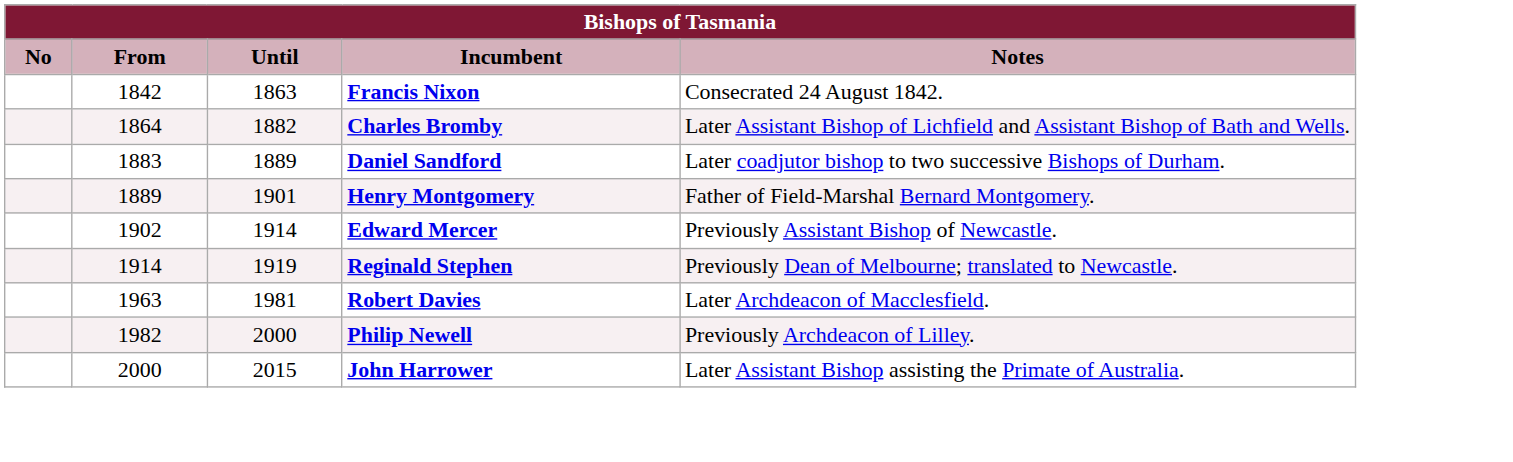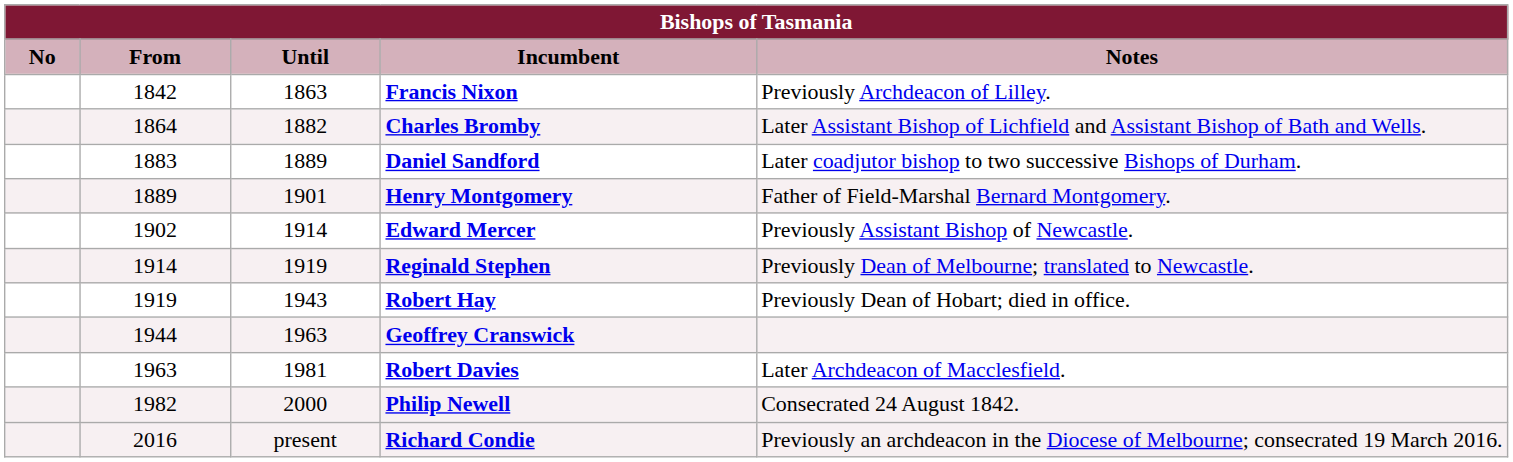(814, 91) Consecrated 24 August 1842. -> (906, 91) Previously Archdeacon of Lilley.
+ row: (441, 299)
+ row: (480, 334)
(830, 334) Previously Archdeacon of Lilley. -> (890, 404) Consecrated 24 August 1842.
- row: (420, 369)
+ row: (460, 439)
